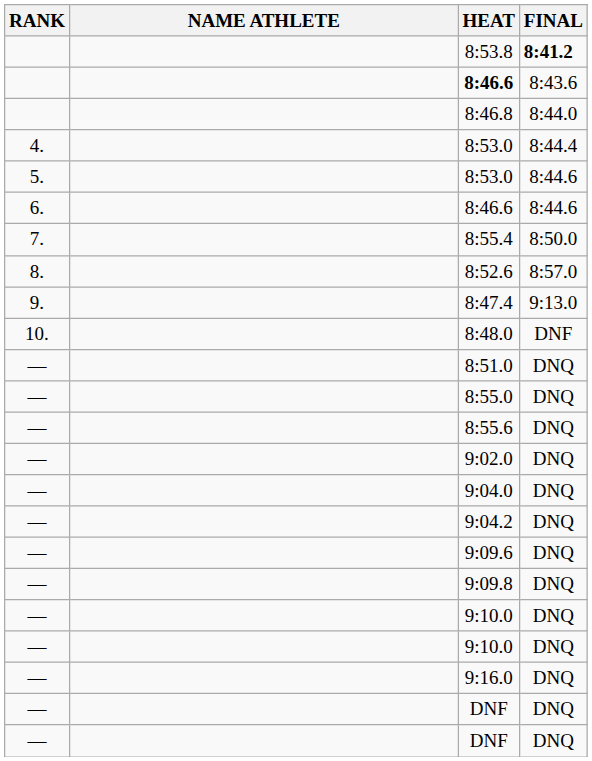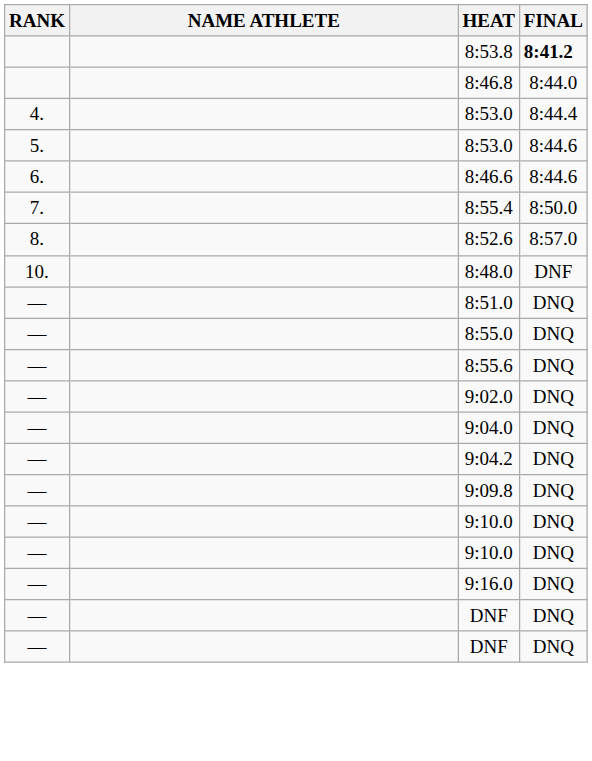- row: (489, 83)
- row: (489, 302)
- row: (489, 552)
